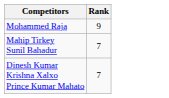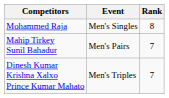+ column: (113, 12)
(99, 26) 9 -> (152, 26) 8
